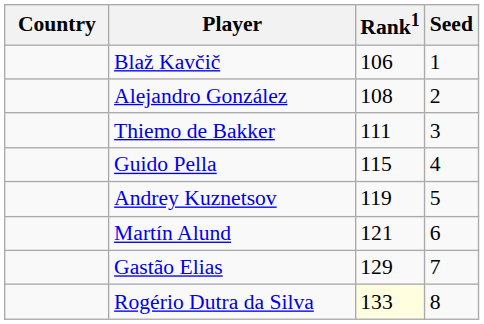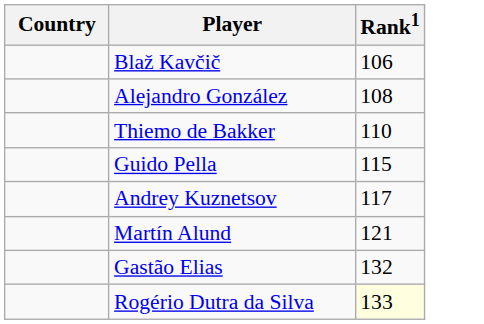- column: (451, 24)
(376, 130) 111 -> (376, 130) 110
(376, 198) 119 -> (376, 198) 117
(377, 267) 129 -> (377, 267) 132
